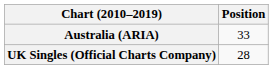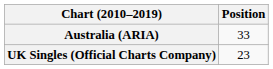(243, 54) 28 -> (243, 54) 23
